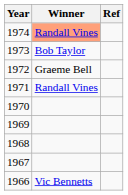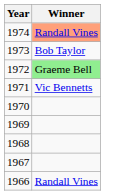- column: (111, 13)
(63, 69) no background -> (63, 69) lightgreen background
(66, 88) Randall Vines -> (64, 88) Vic Bennetts
(64, 180) Vic Bennetts -> (66, 180) Randall Vines
